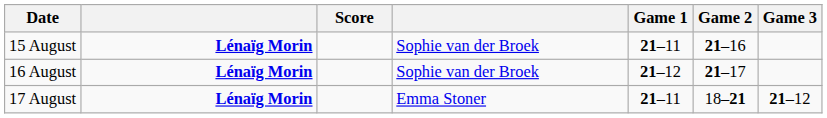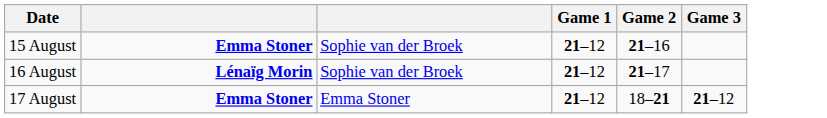- column: (354, 18)
(264, 45) Lénaïg Morin -> (264, 45) Emma Stoner
(660, 45) 21–11 -> (584, 45) 21–12
(264, 99) Lénaïg Morin -> (264, 99) Emma Stoner
(660, 99) 21–11 -> (584, 99) 21–12
